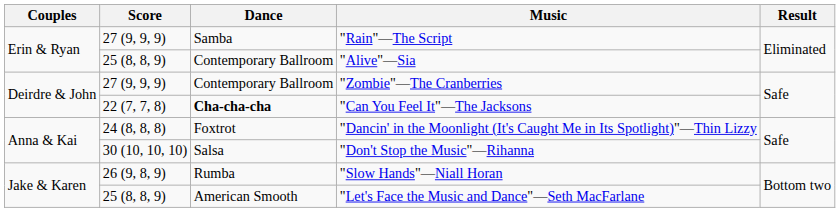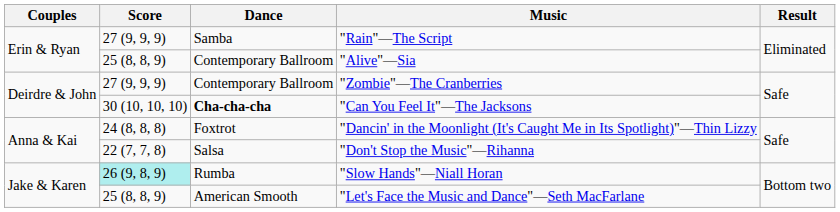(134, 106) 22 (7, 7, 8) -> (145, 106) 30 (10, 10, 10)
(145, 151) 30 (10, 10, 10) -> (134, 151) 22 (7, 7, 8)
(134, 173) no background -> (134, 173) paleturquoise background
